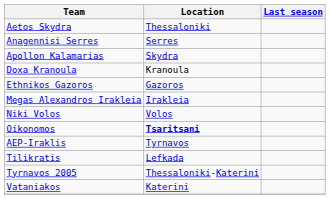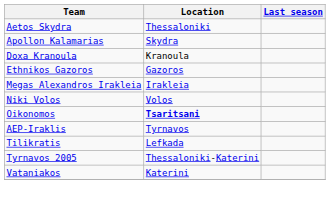- row: (52, 41)
